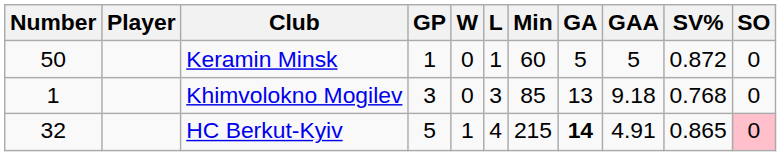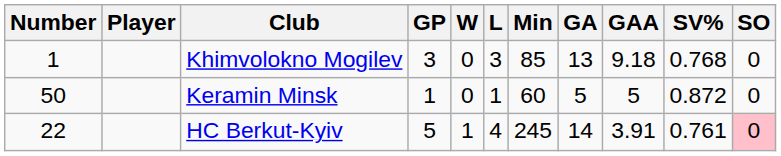rows swapped: (294, 95) <-> (262, 58)
(53, 131) 32 -> (53, 131) 22
(533, 131) 215 -> (533, 131) 245
(580, 131) bold -> (580, 131) normal
(634, 131) 4.91 -> (634, 131) 3.91
(698, 131) 0.865 -> (698, 131) 0.761
